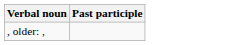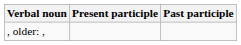+ column: (115, 13)
